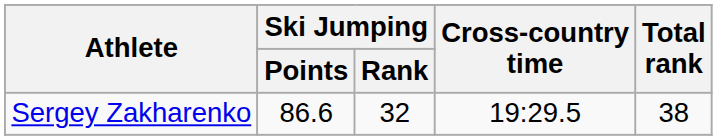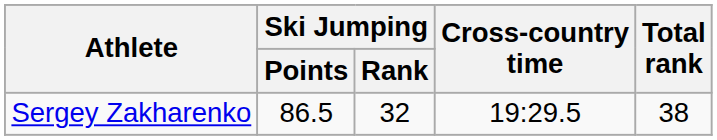(306, 114) 86.6 -> (306, 114) 86.5
